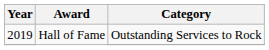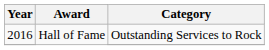(20, 34) 2019 -> (20, 34) 2016
